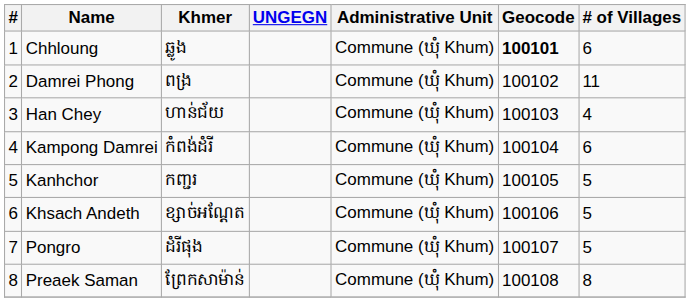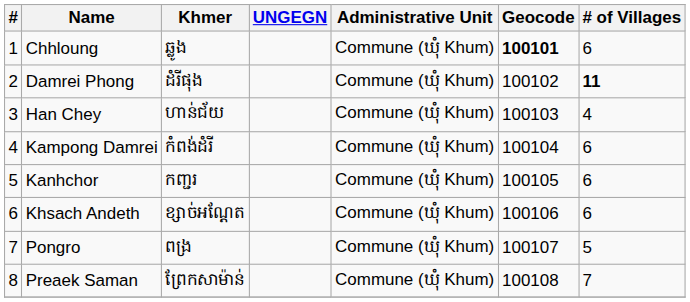(179, 80) ពង្រ -> (184, 80) ដំរីផុង
(591, 81) normal -> (591, 81) bold
(587, 181) 5 -> (587, 181) 6
(587, 214) 5 -> (587, 214) 6
(184, 246) ដំរីផុង -> (179, 246) ពង្រ
(587, 280) 8 -> (587, 280) 7
